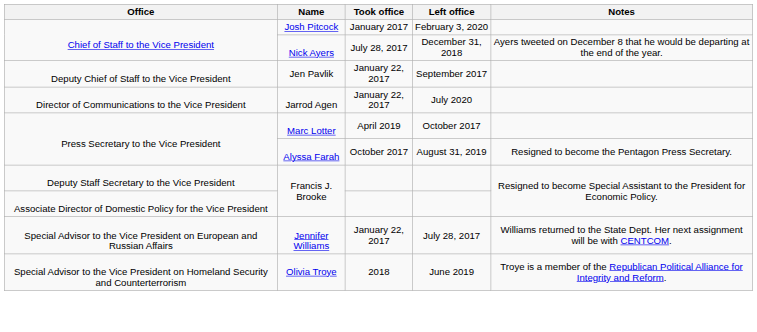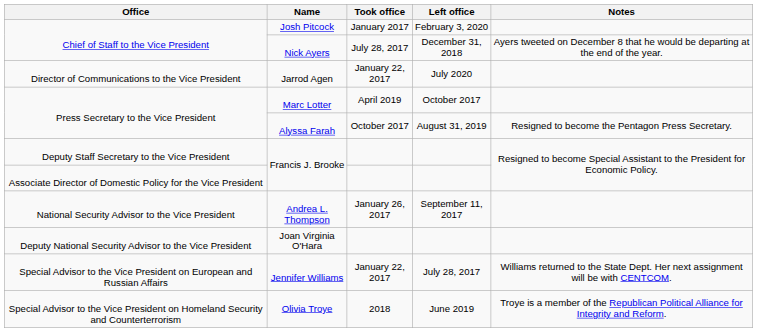- row: (141, 79)
+ row: (136, 214)
+ row: (136, 246)
